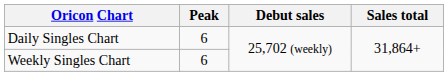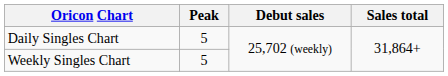(204, 37) 6 -> (204, 37) 5
(204, 60) 6 -> (204, 60) 5
